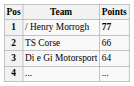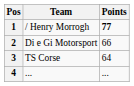(43, 42) TS Corse -> (61, 42) Di e Gi Motorsport
(61, 58) Di e Gi Motorsport -> (43, 58) TS Corse
